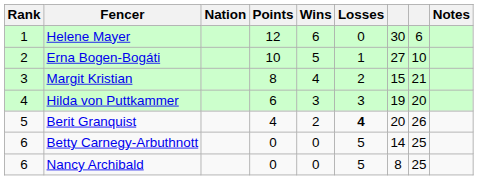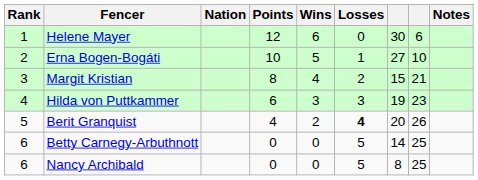(419, 100) 20 -> (419, 100) 23
